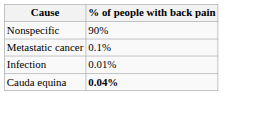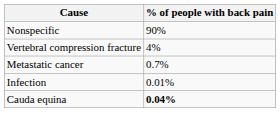+ row: (74, 47)
(100, 47) 0.1% -> (157, 64) 0.7%
